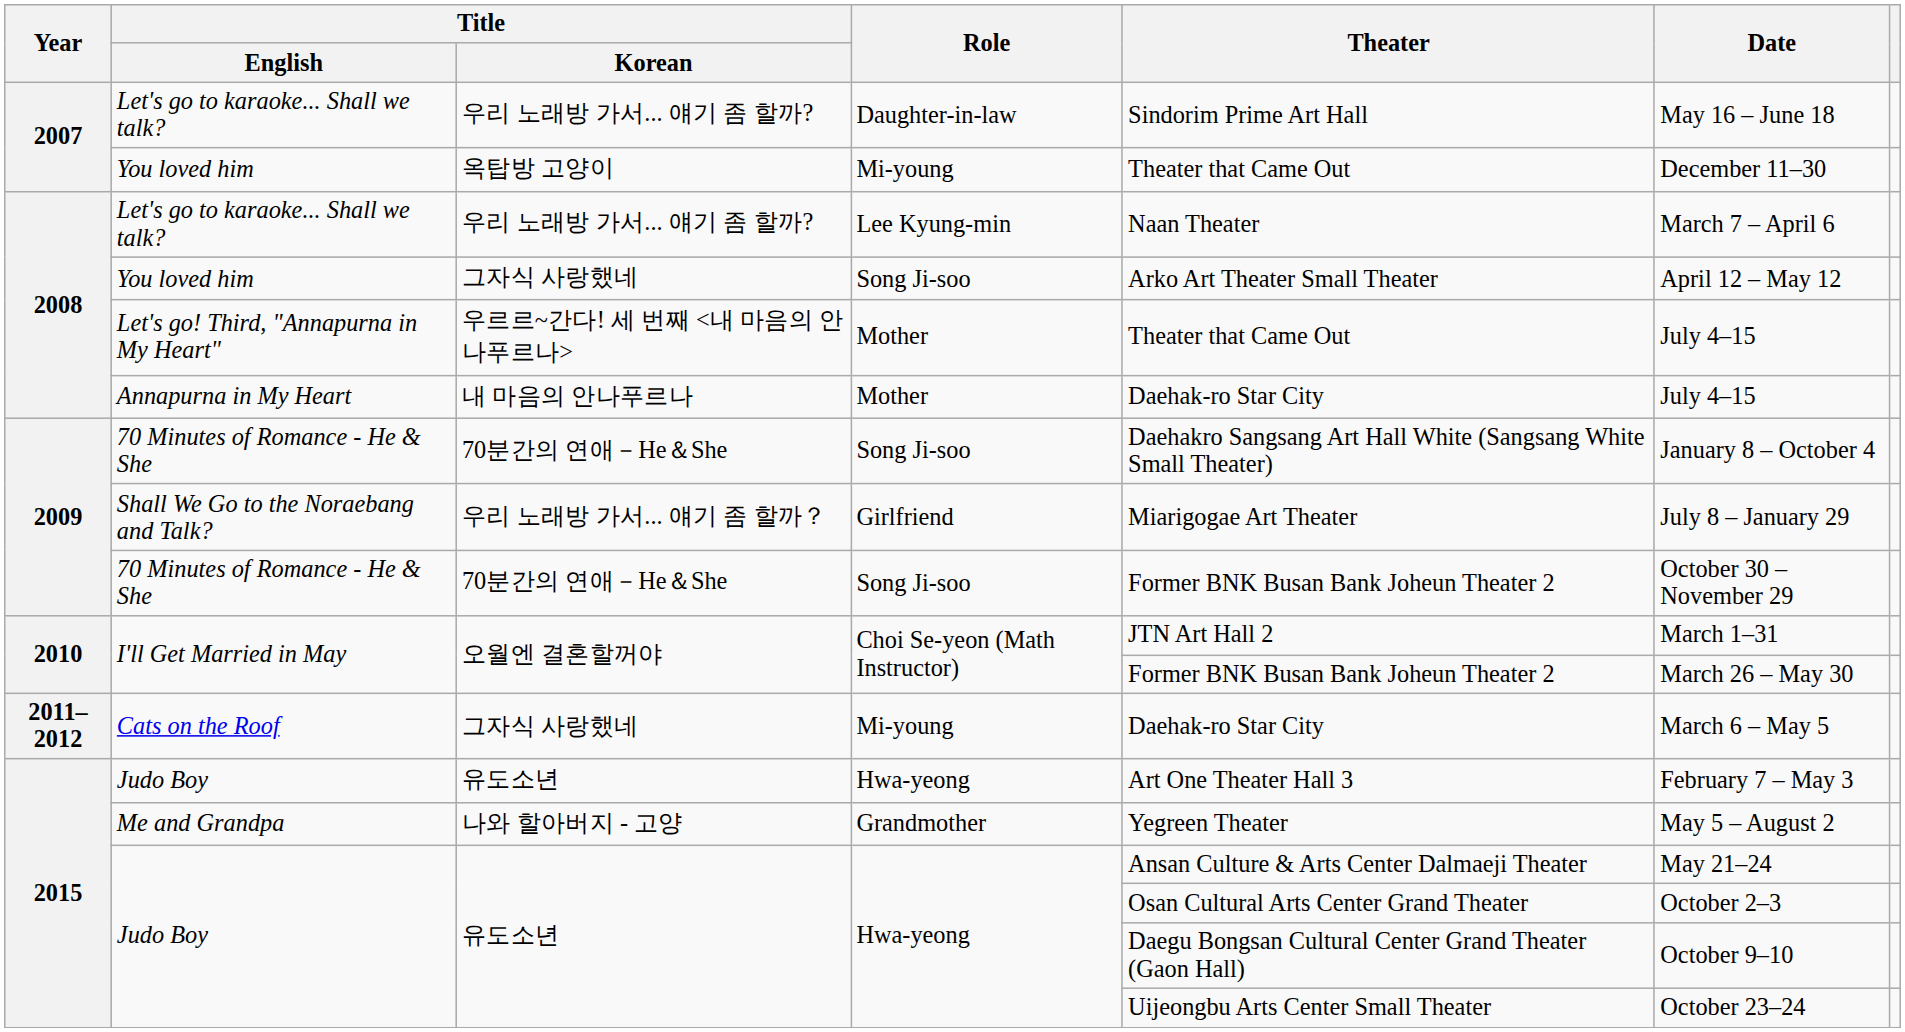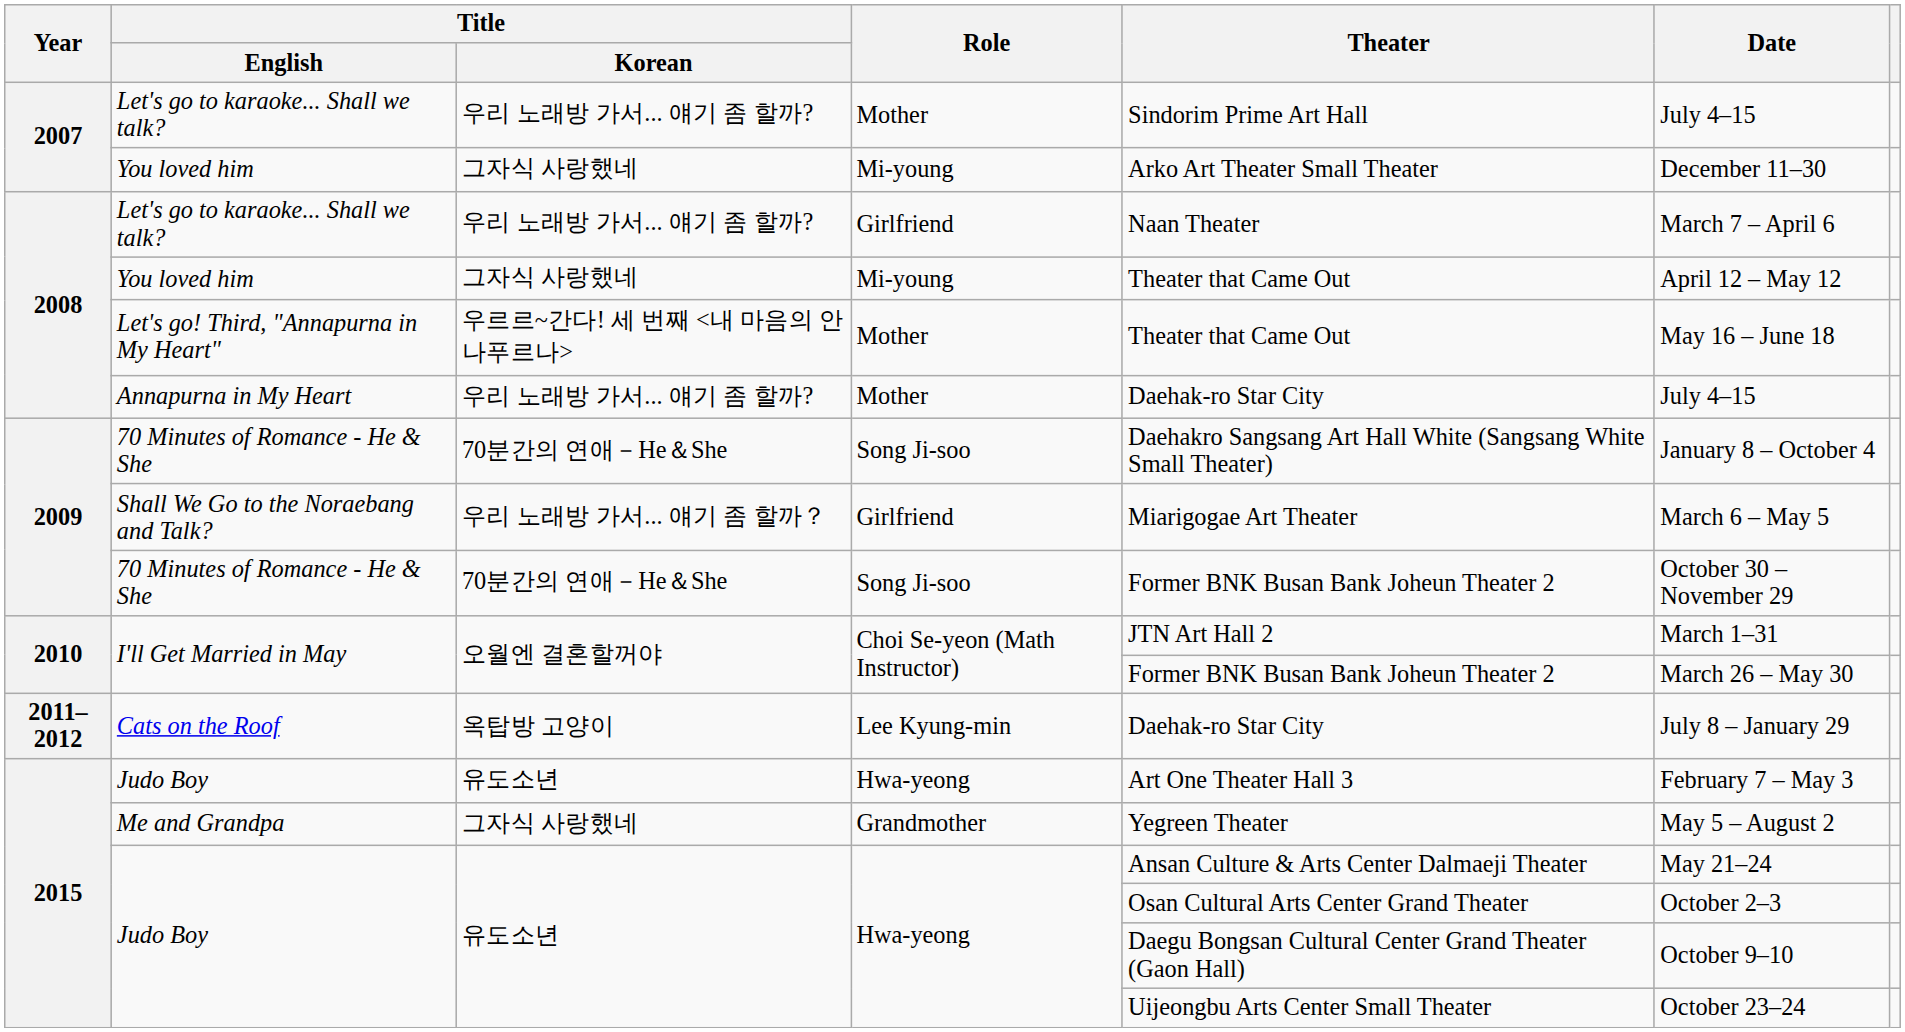(937, 114) Daughter-in-law -> (892, 114) Mother
(1747, 114) May 16 – June 18 -> (1708, 114) July 4–15
(538, 168) 옥탑방 고양이 -> (550, 168) 그자식 사랑했네
(1239, 169) Theater that Came Out -> (1283, 169) Arko Art Theater Small Theater
(934, 223) Lee Kyung-min -> (905, 223) Girlfriend
(913, 278) Song Ji-soo -> (905, 278) Mi-young
(1283, 278) Arko Art Theater Small Theater -> (1239, 278) Theater that Came Out
(1708, 337) July 4–15 -> (1747, 337) May 16 – June 18
(577, 395) 내 마음의 안나푸르나 -> (638, 395) 우리 노래방 가서... 얘기 좀 할까?
(1755, 516) July 8 – January 29 -> (1745, 516) March 6 – May 5
(550, 725) 그자식 사랑했네 -> (538, 725) 옥탑방 고양이
(905, 725) Mi-young -> (934, 725) Lee Kyung-min
(1745, 725) March 6 – May 5 -> (1755, 725) July 8 – January 29
(572, 822) 나와 할아버지 - 고양 -> (550, 822) 그자식 사랑했네
